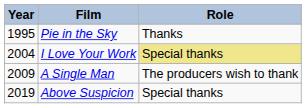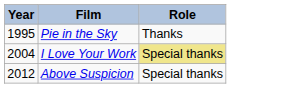- row: (78, 74)
(21, 93) 2019 -> (21, 74) 2012
